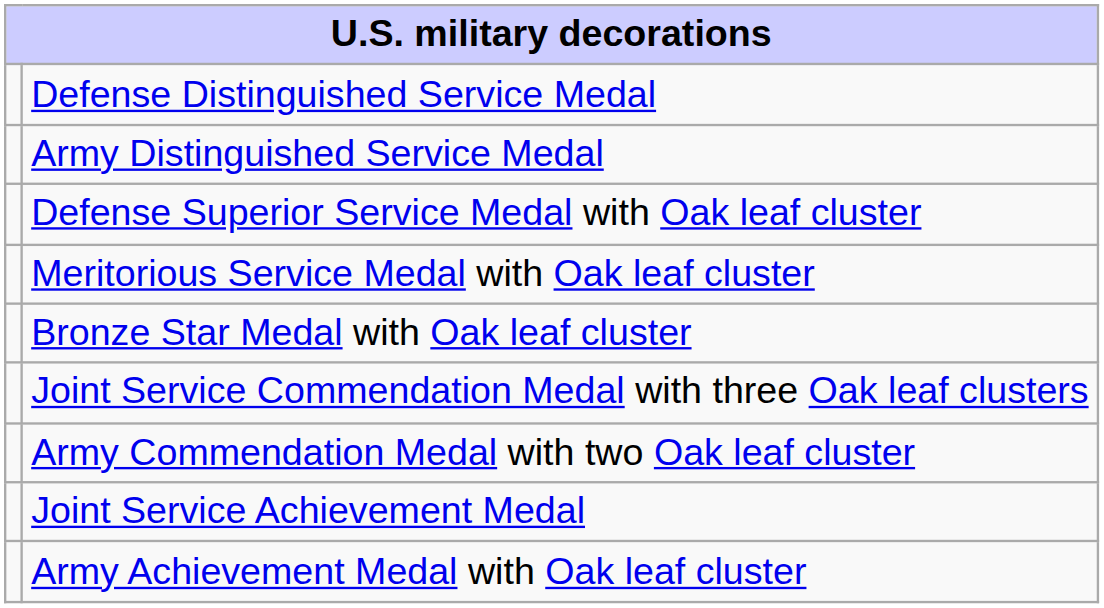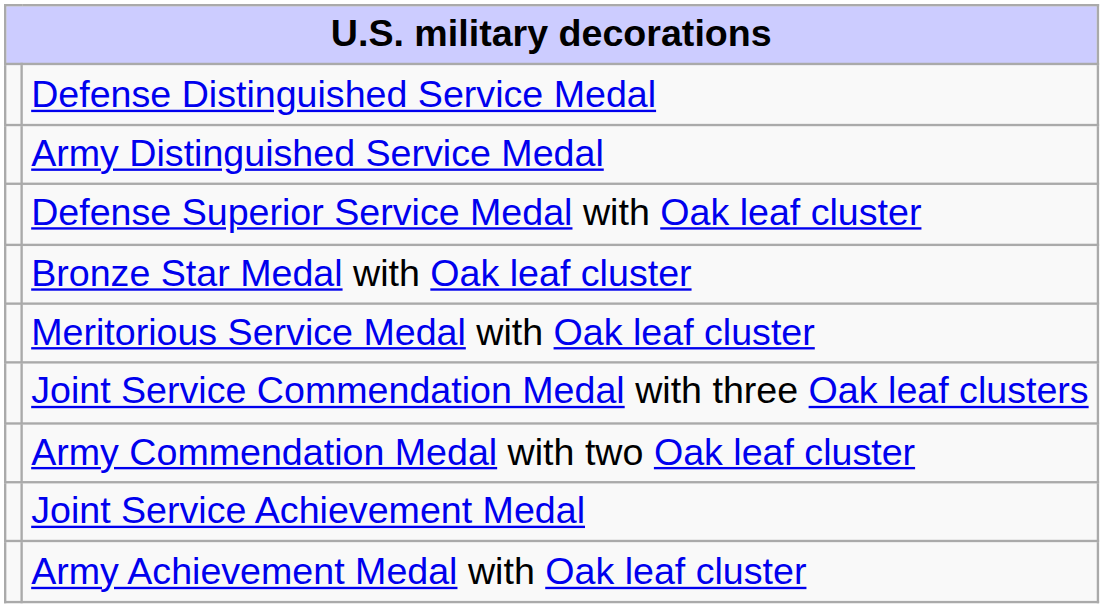rows swapped: (361, 332) <-> (423, 272)
